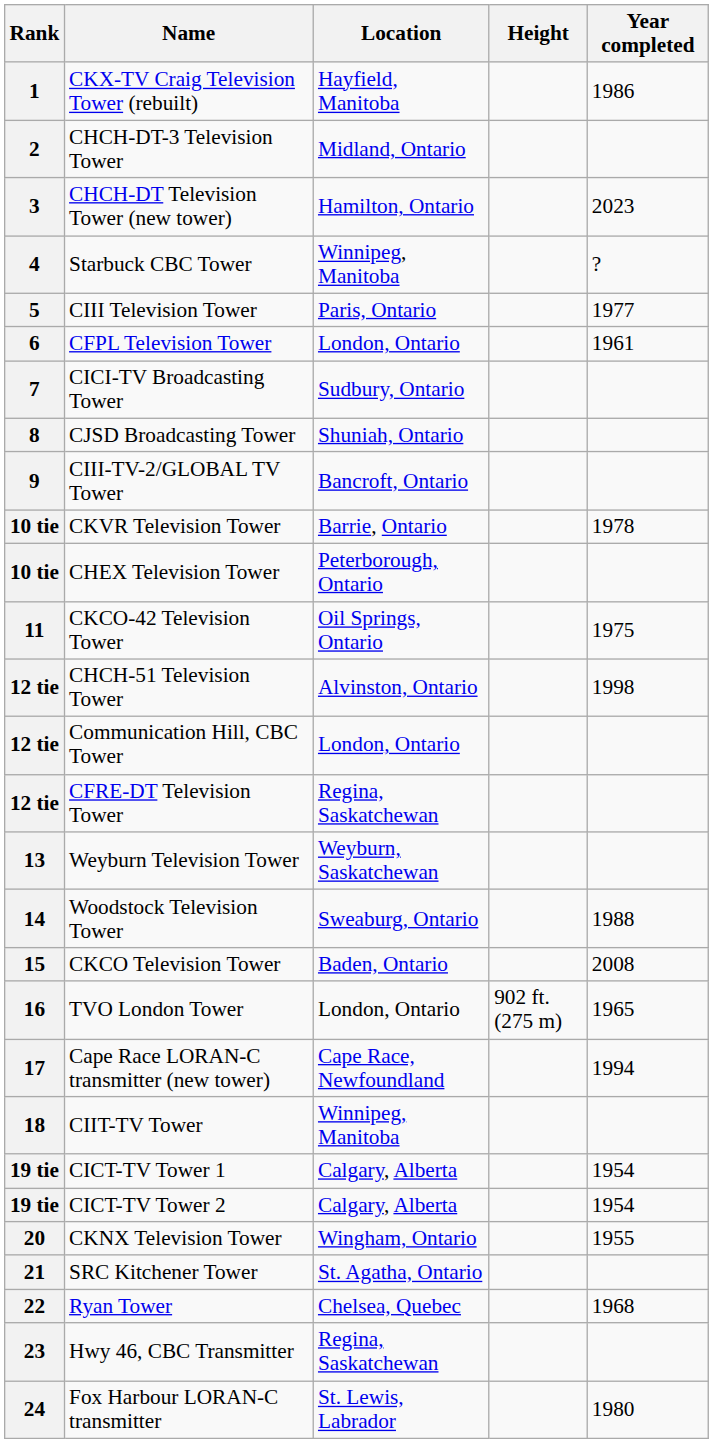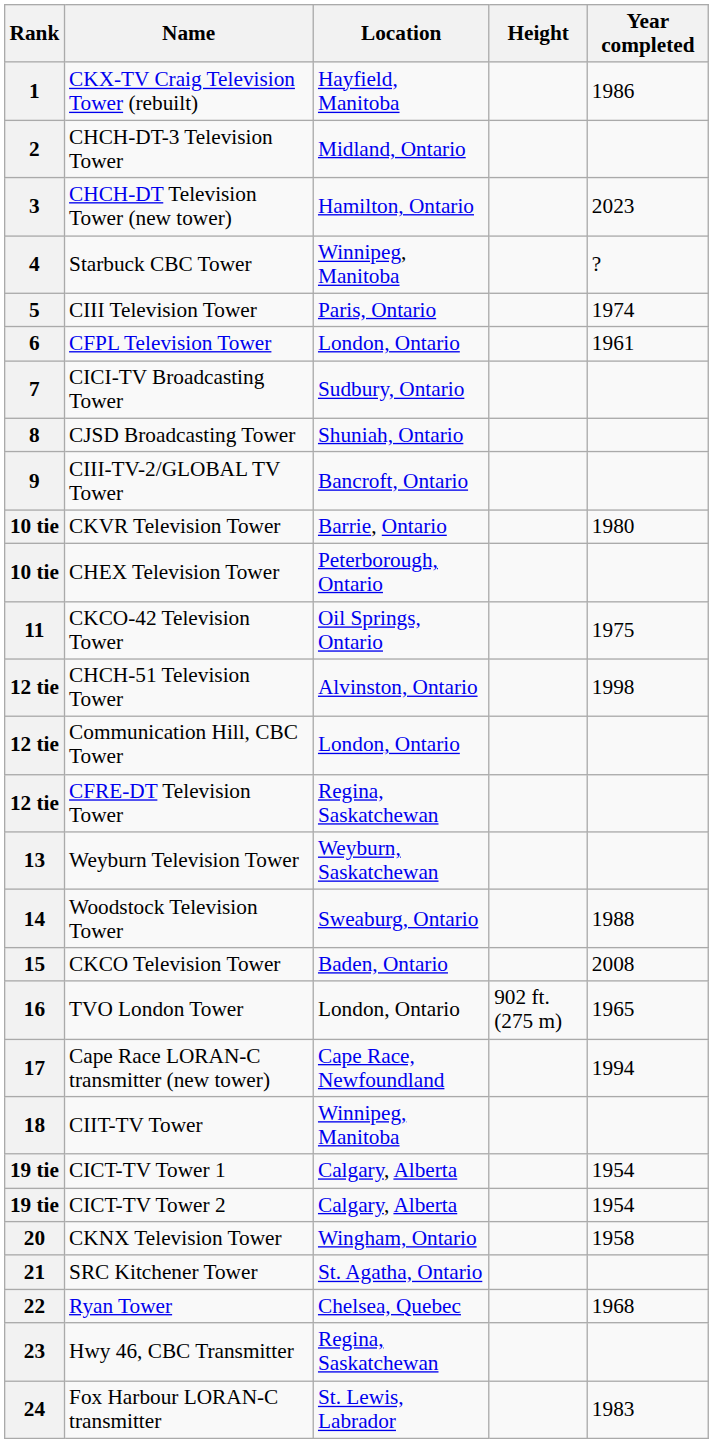(613, 309) 1977 -> (613, 309) 1974
(613, 526) 1978 -> (613, 526) 1980
(613, 1238) 1955 -> (613, 1238) 1958
(613, 1409) 1980 -> (613, 1409) 1983
